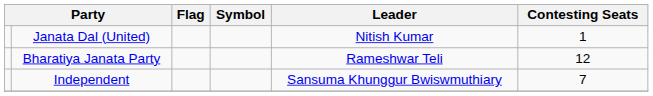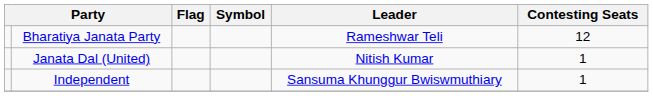rows swapped: (91, 58) <-> (91, 36)
(583, 79) 7 -> (583, 79) 1
